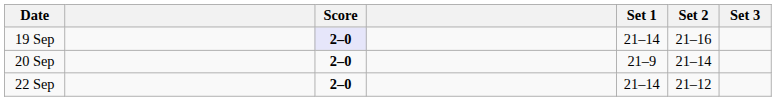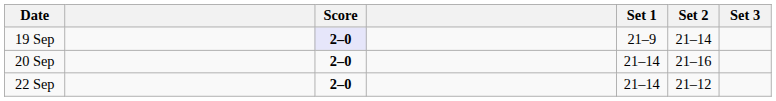(642, 38) 21–14 -> (642, 38) 21–9
(693, 38) 21–16 -> (693, 38) 21–14
(642, 61) 21–9 -> (642, 61) 21–14
(693, 61) 21–14 -> (693, 61) 21–16
